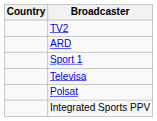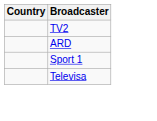- row: (64, 92)
- row: (100, 108)
